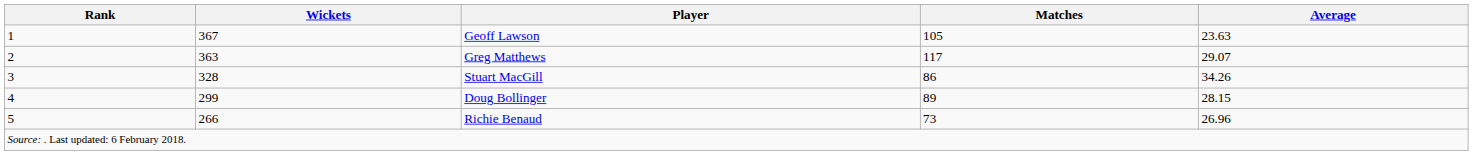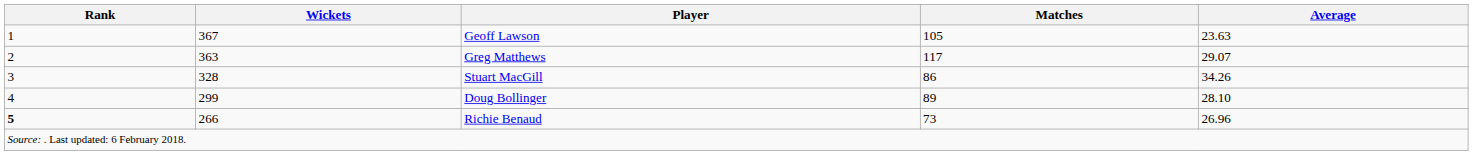(1216, 98) 28.15 -> (1216, 98) 28.10
(11, 118) normal -> (11, 118) bold
